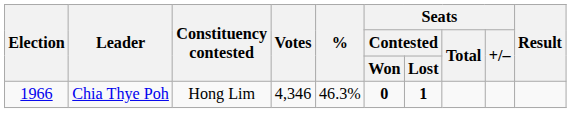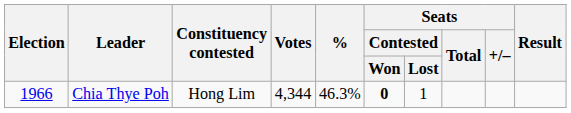(293, 94) 4,346 -> (293, 94) 4,344
(423, 94) bold -> (423, 94) normal
